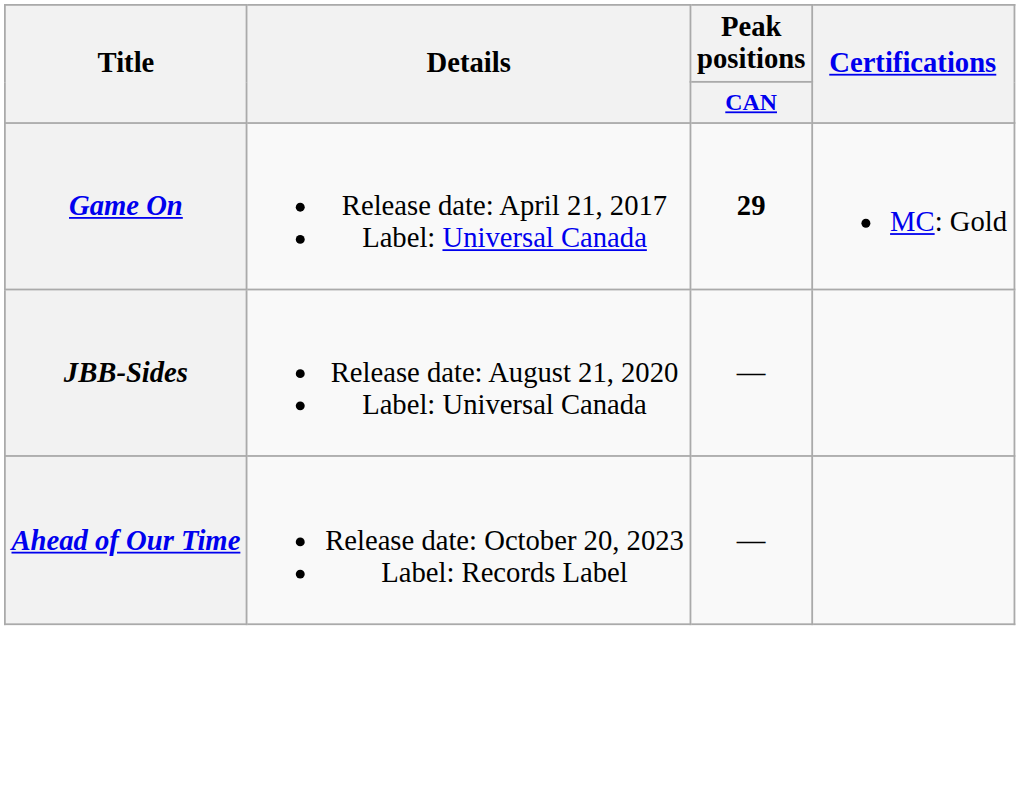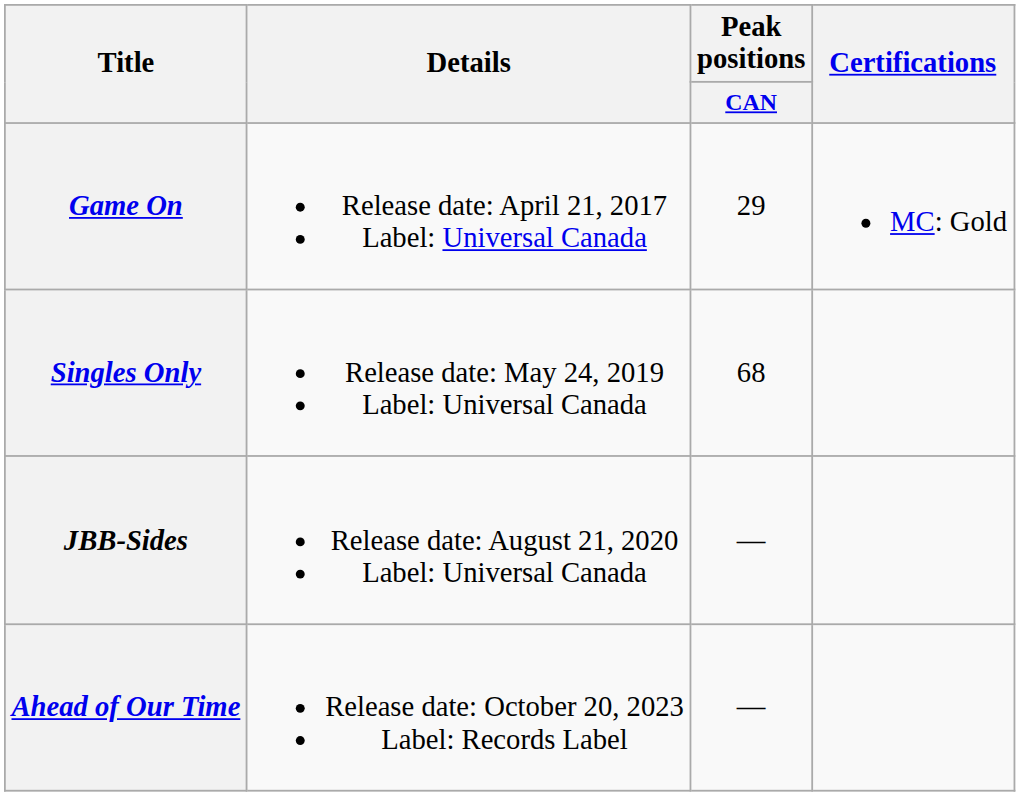(751, 205) bold -> (751, 205) normal
+ row: (126, 372)
